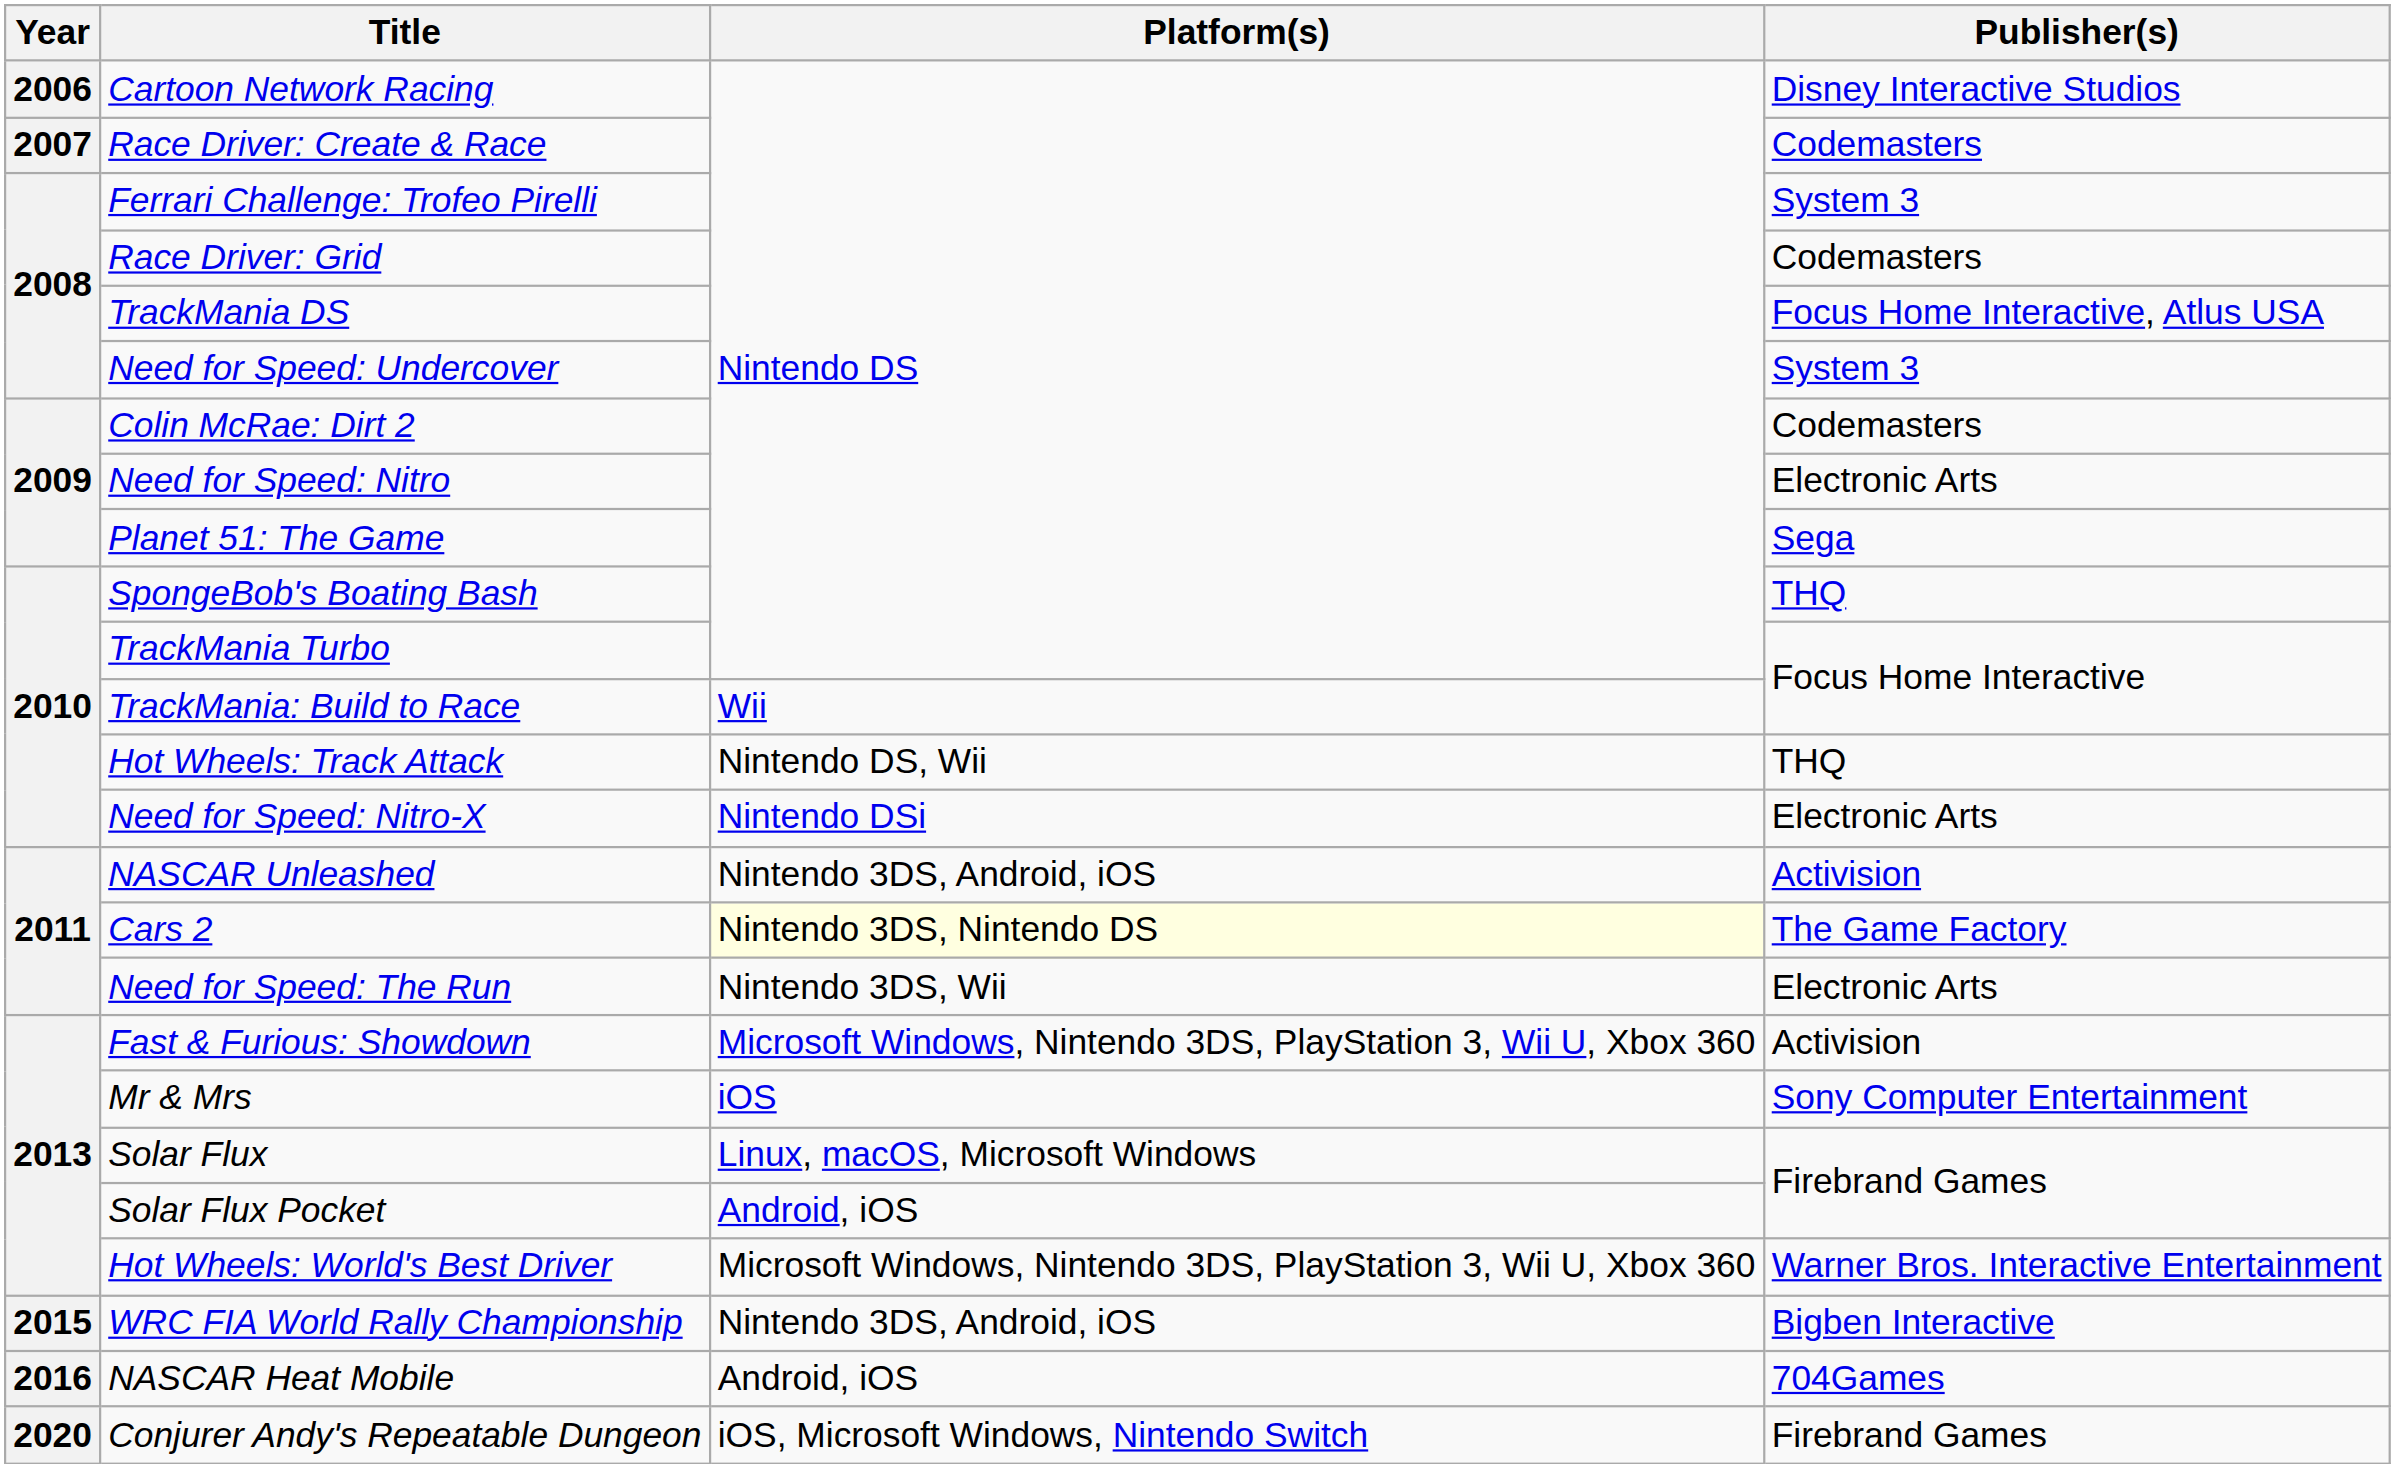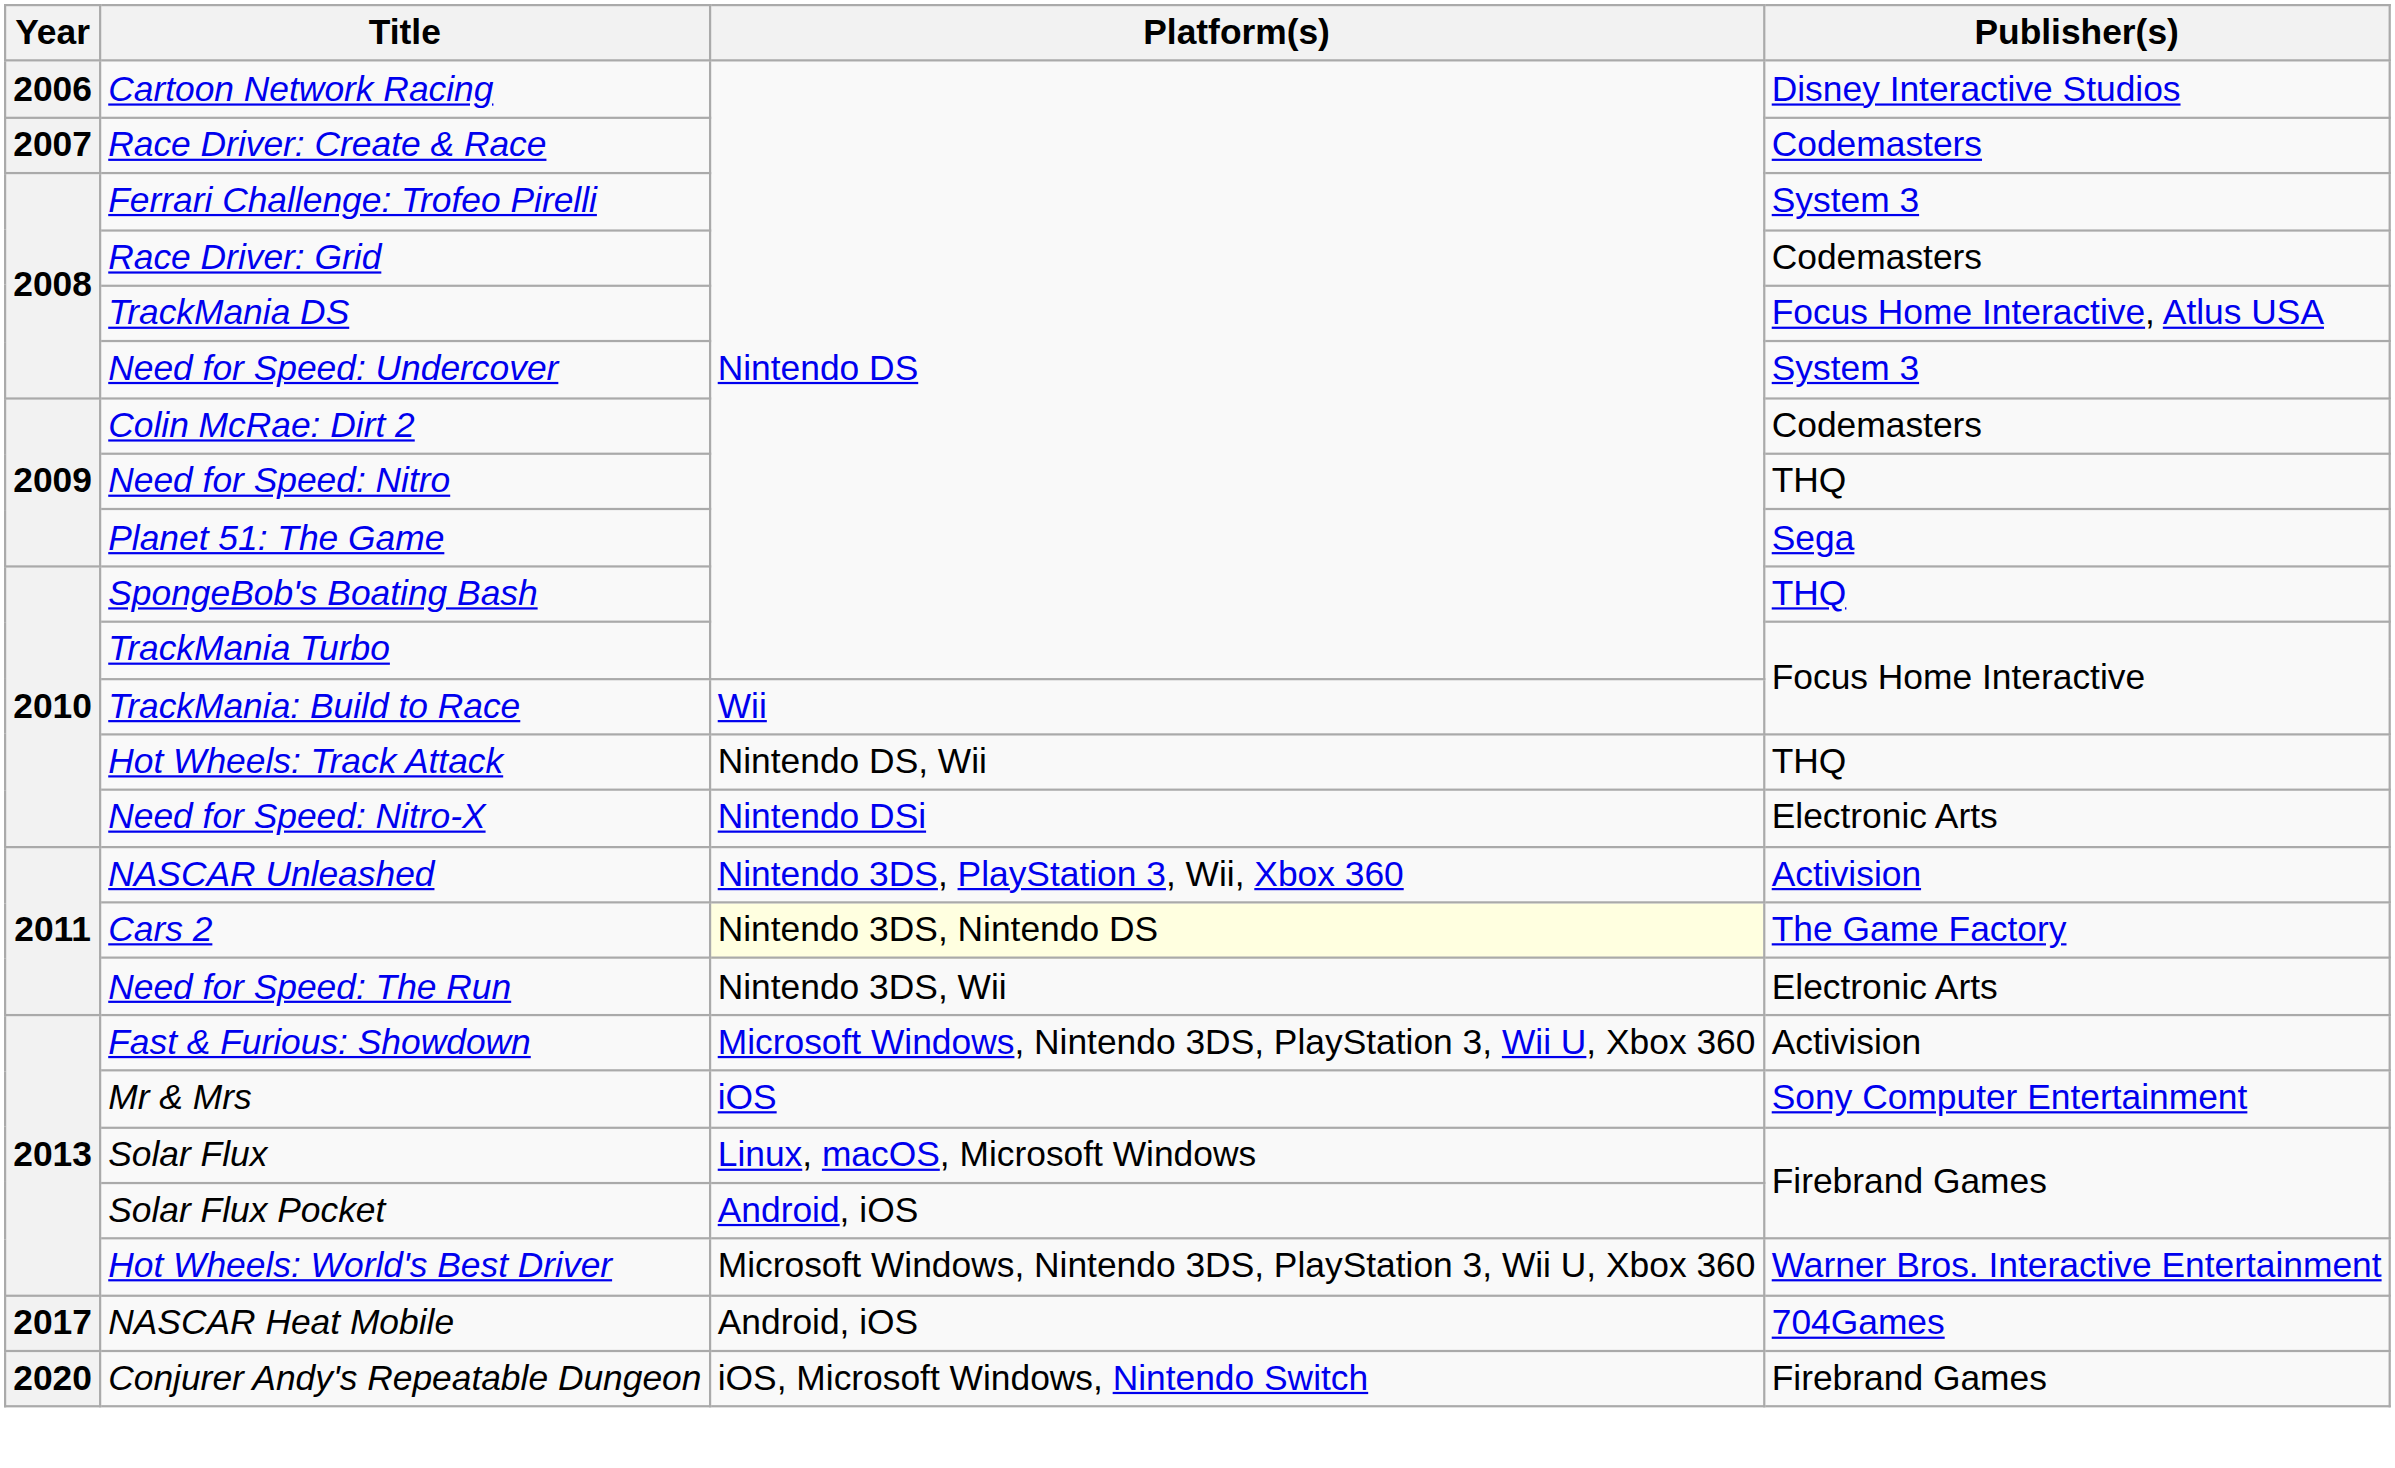(1885, 481) Electronic Arts -> (1809, 481) THQ
(937, 873) Nintendo 3DS, Android, iOS -> (1061, 873) Nintendo 3DS, PlayStation 3, Wii, Xbox 360
- row: (395, 1322)
(53, 1378) 2016 -> (53, 1322) 2017
